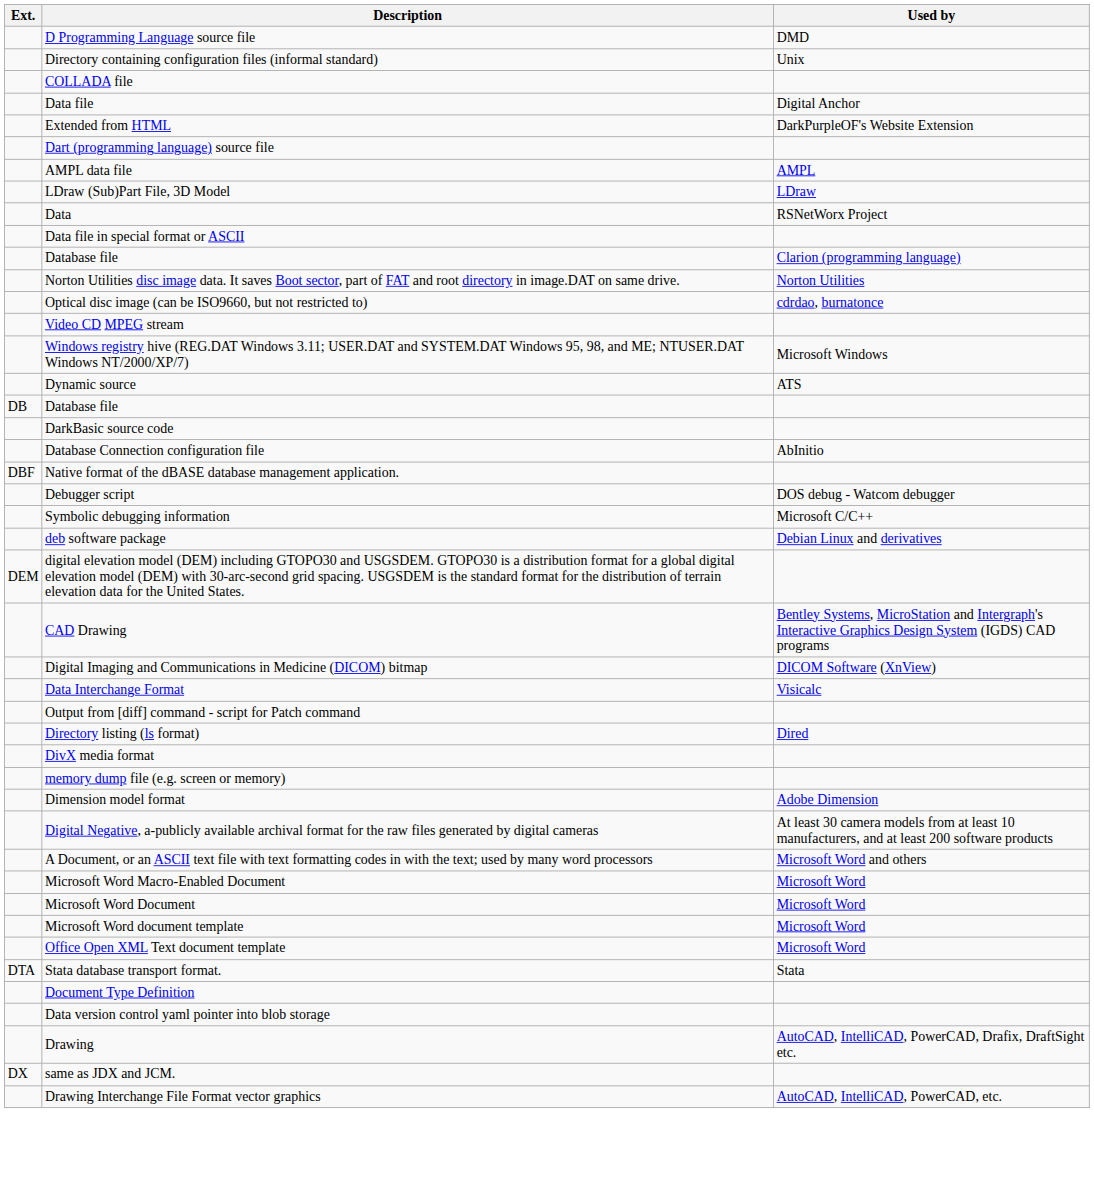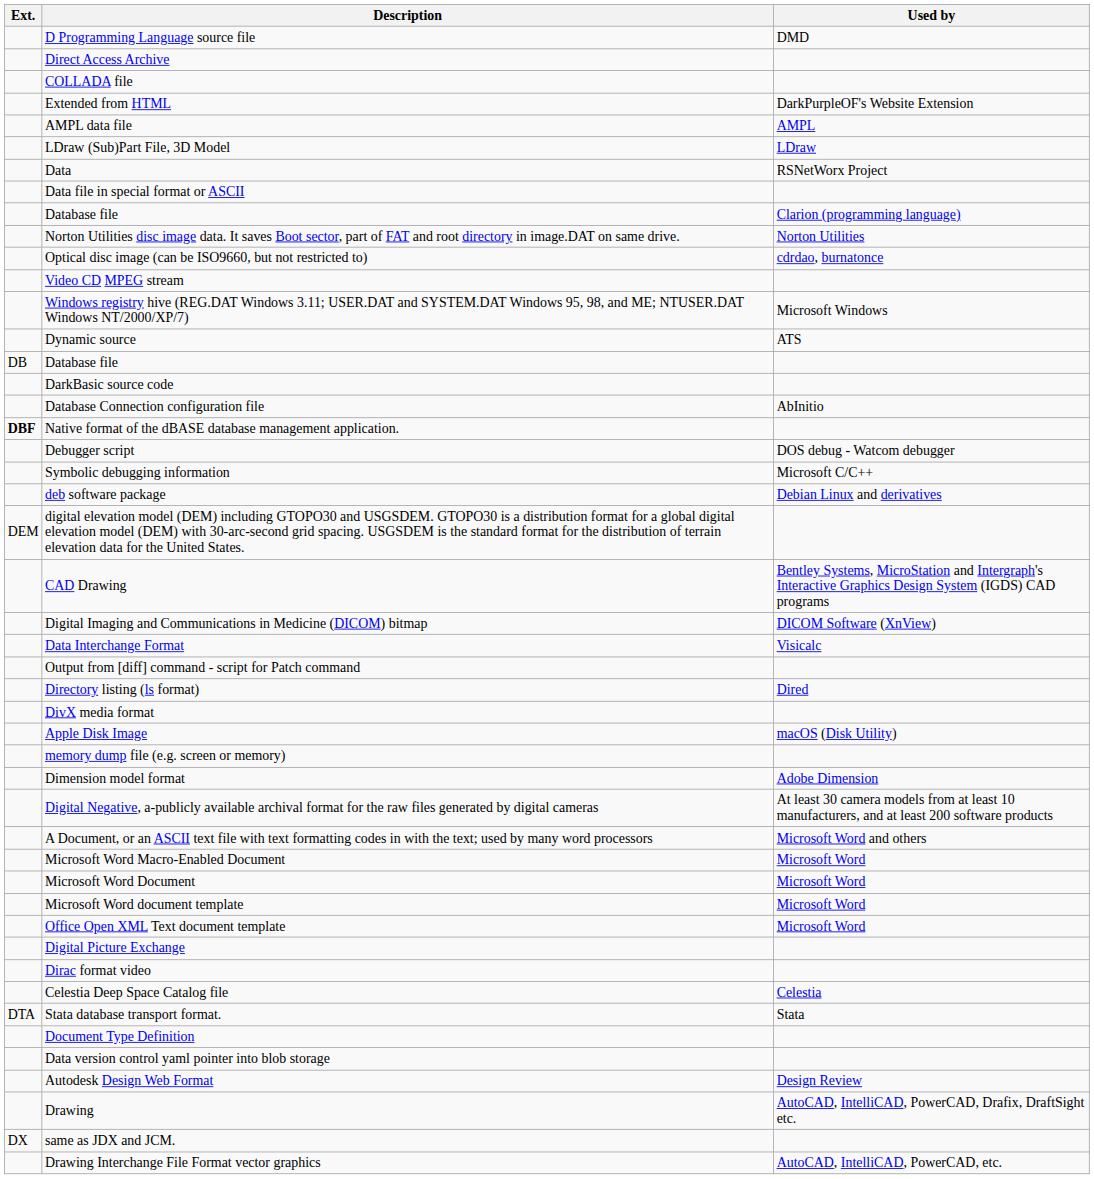- row: (211, 59)
+ row: (107, 59)
- row: (69, 103)
- row: (159, 147)
(21, 472) normal -> (22, 428) bold
+ row: (96, 734)
+ row: (115, 948)
+ row: (98, 970)
+ row: (137, 992)
+ row: (129, 1080)
